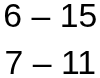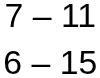rows swapped: (50, 62) <-> (50, 16)
